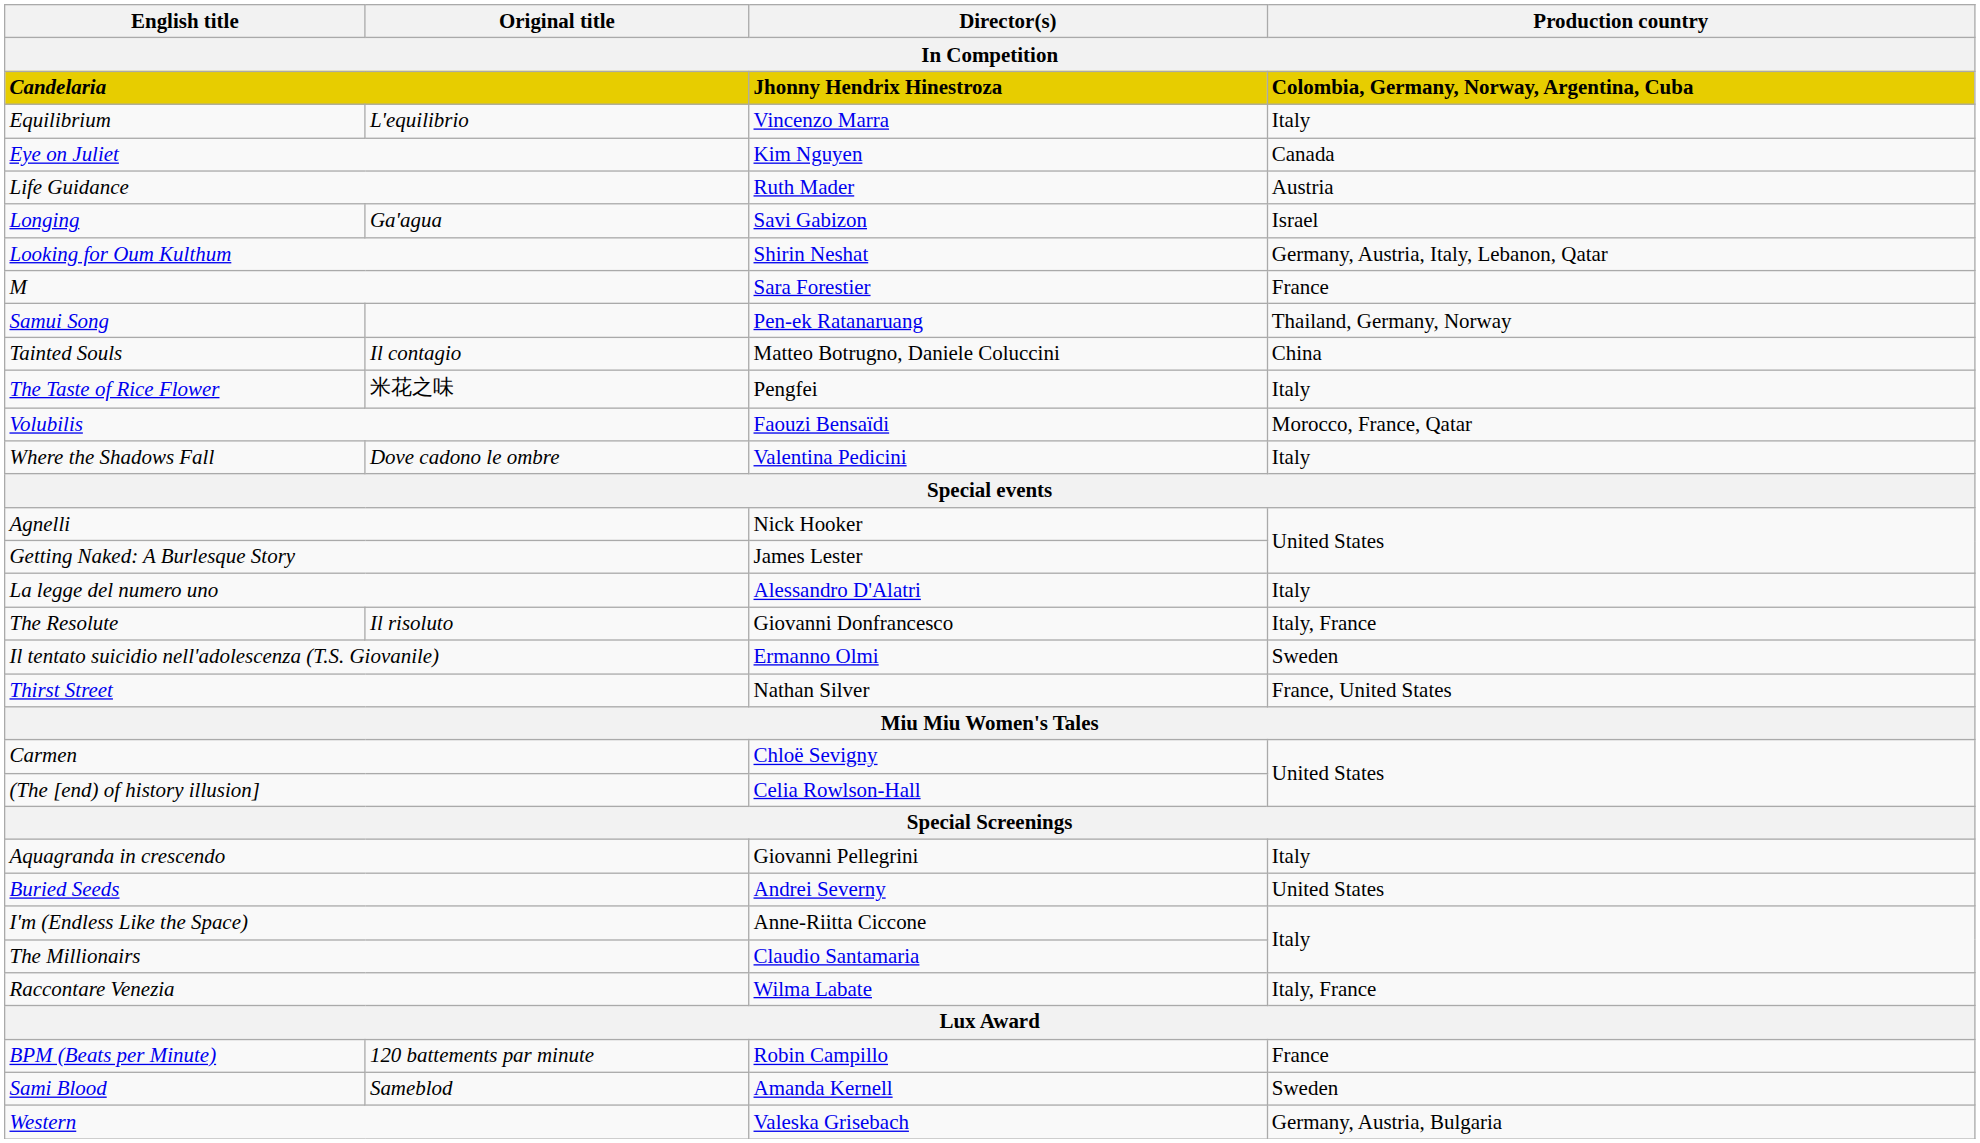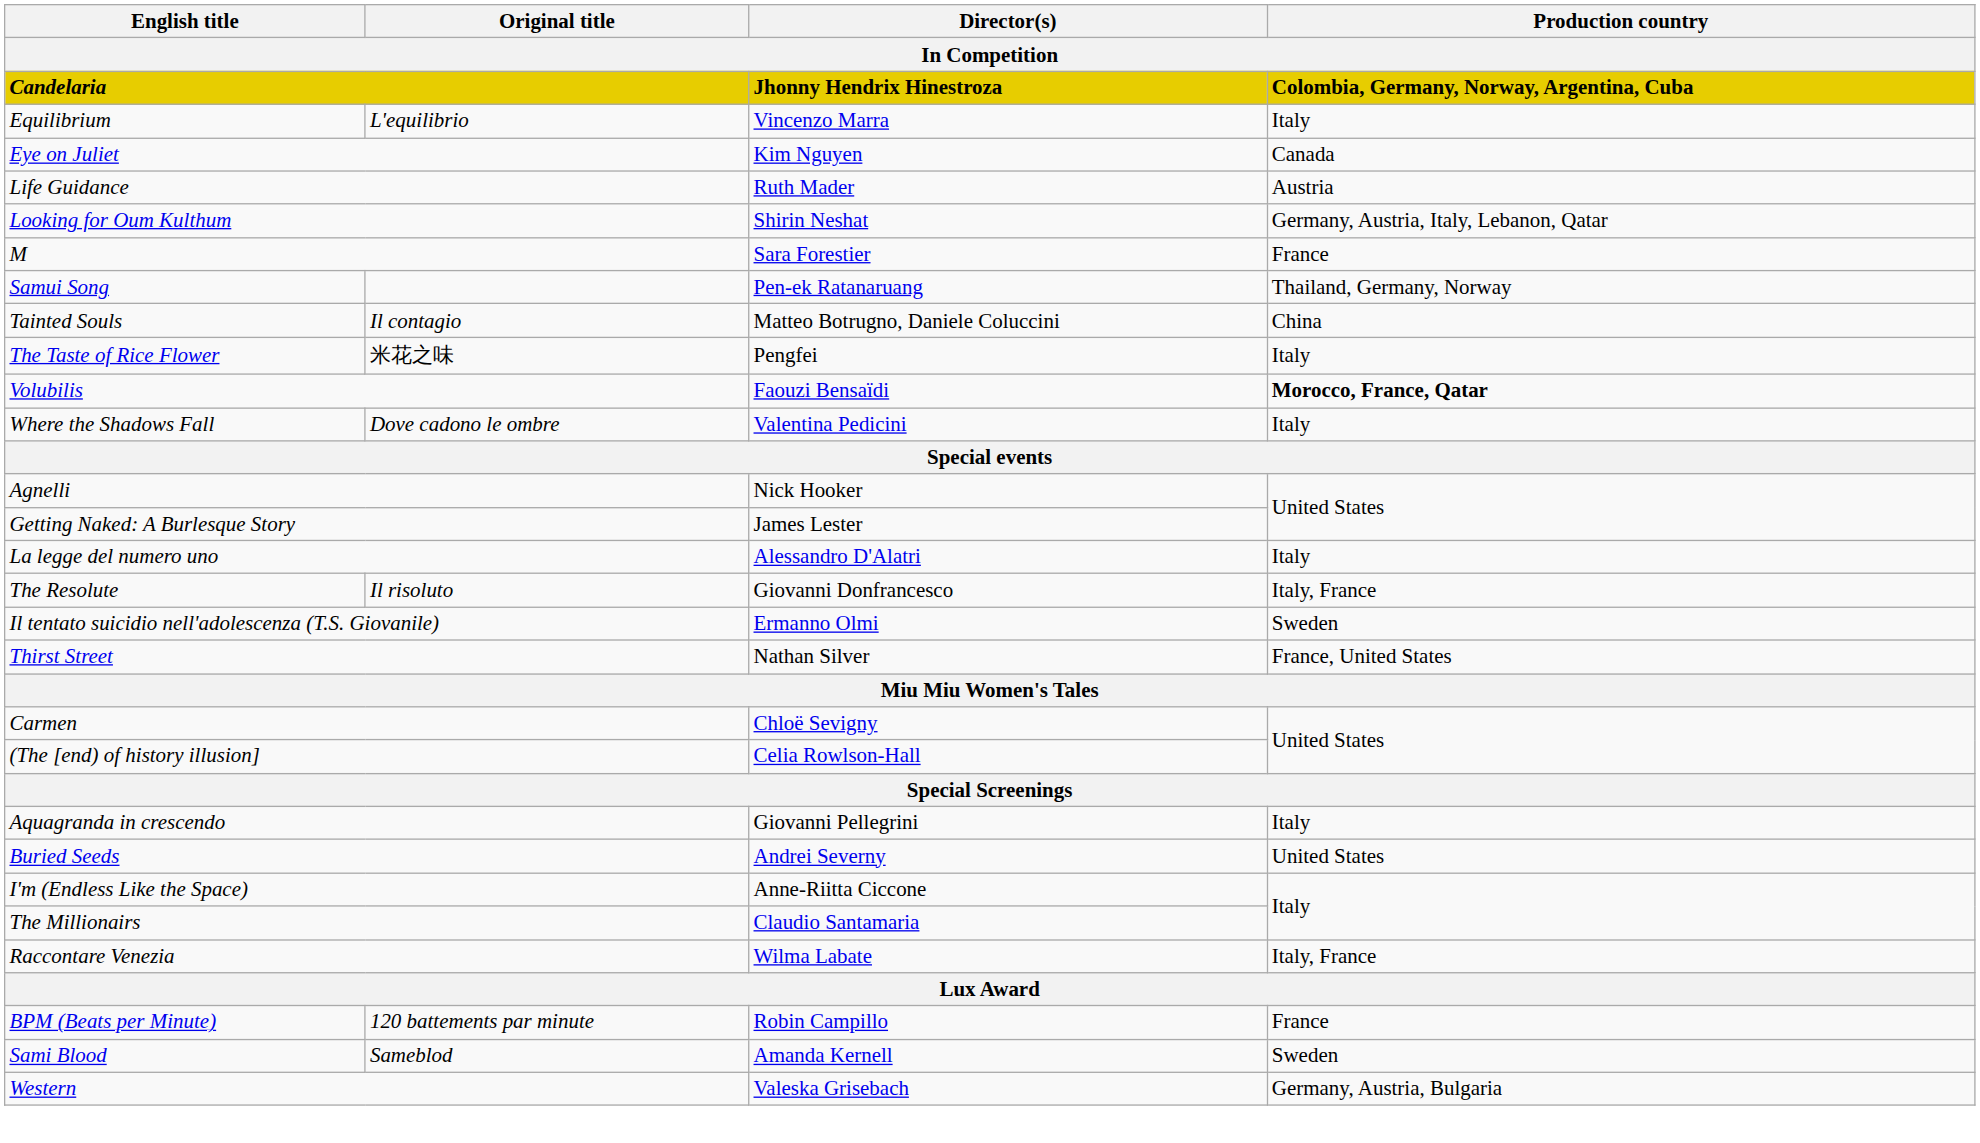- row: (44, 220)
(1372, 423) normal -> (1380, 390) bold
